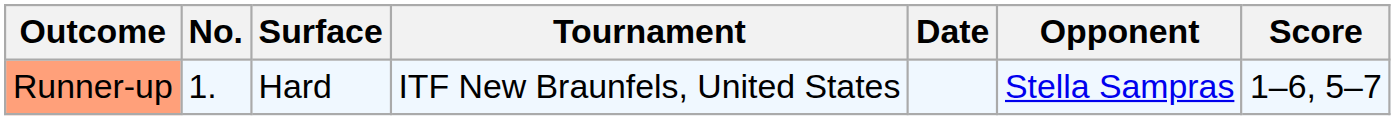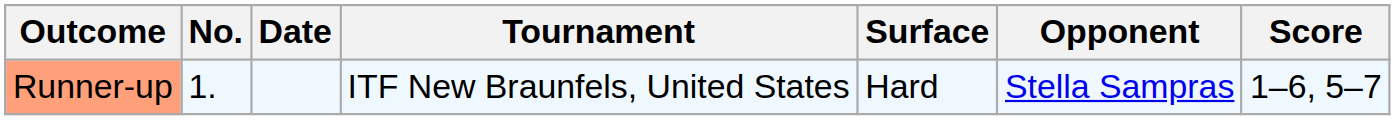columns swapped: (953, 31) <-> (321, 31)
